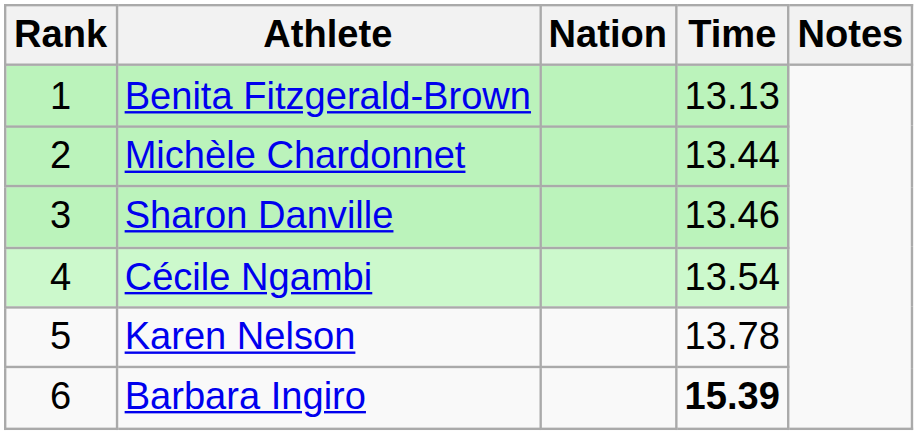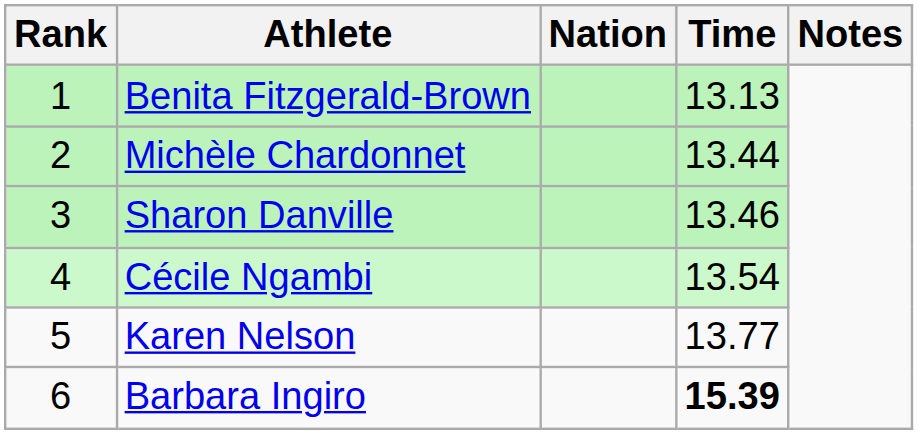(732, 336) 13.78 -> (732, 336) 13.77
